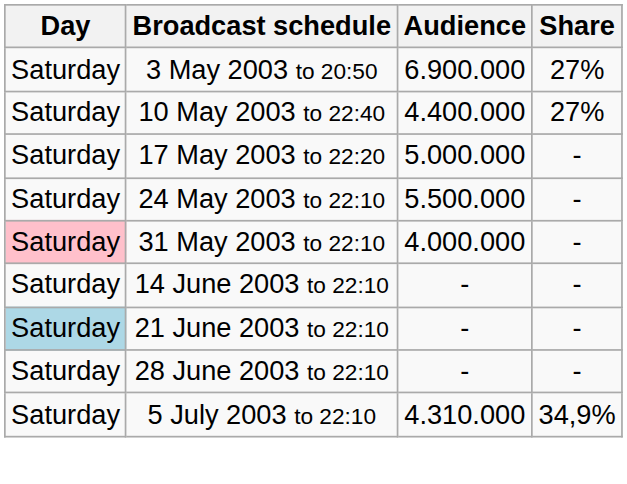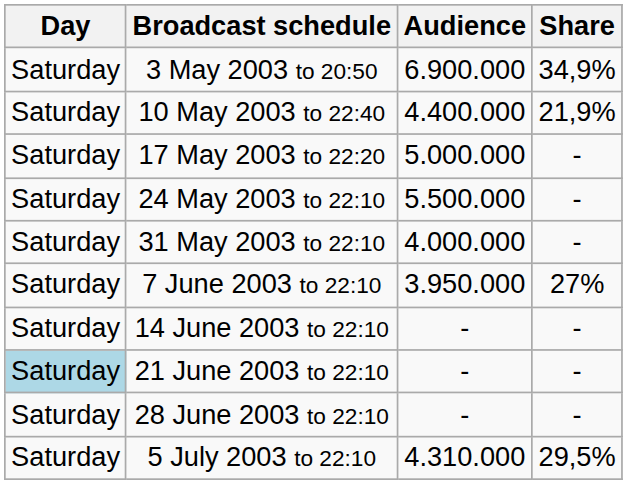(577, 69) 27% -> (577, 69) 34,9%
(577, 112) 27% -> (577, 112) 21,9%
(66, 241) pink background -> (66, 241) no background
+ row: (262, 284)
(577, 414) 34,9% -> (577, 457) 29,5%
